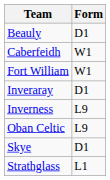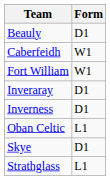(81, 109) L9 -> (82, 109) D1
(81, 128) L9 -> (81, 128) L1
